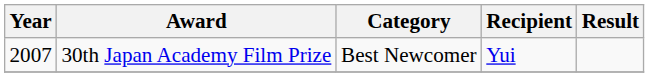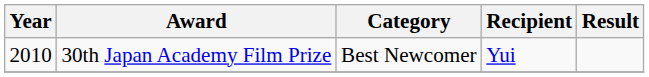(31, 54) 2007 -> (31, 54) 2010
